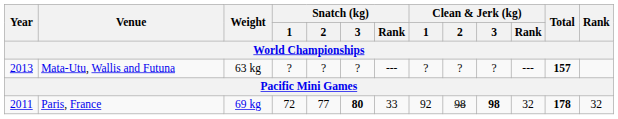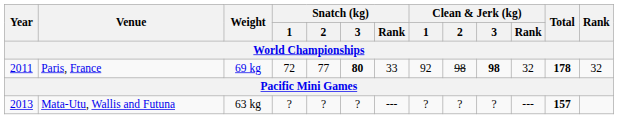rows swapped: (71, 104) <-> (108, 68)
